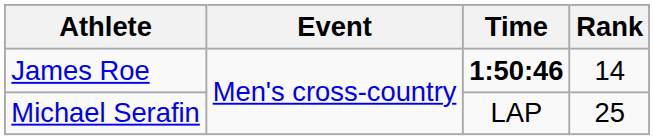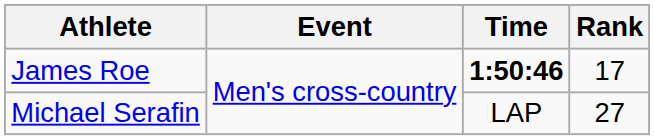(610, 70) 14 -> (610, 70) 17
(610, 113) 25 -> (610, 113) 27
